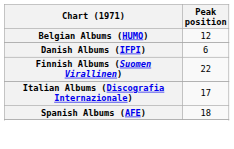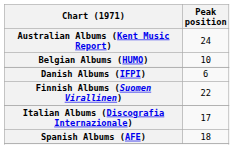+ row: (94, 41)
(206, 36) 12 -> (206, 60) 10
